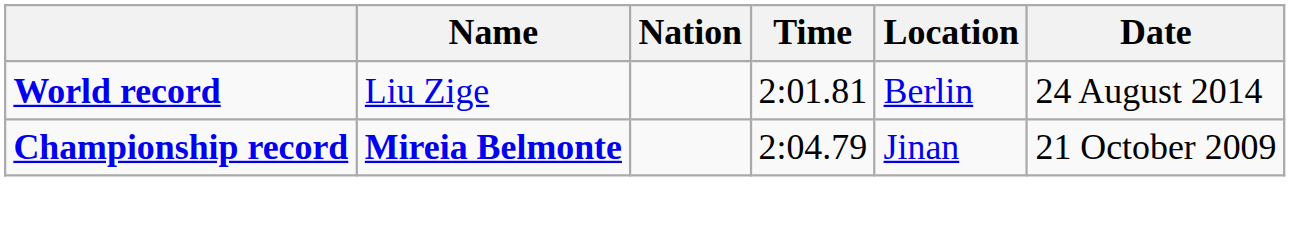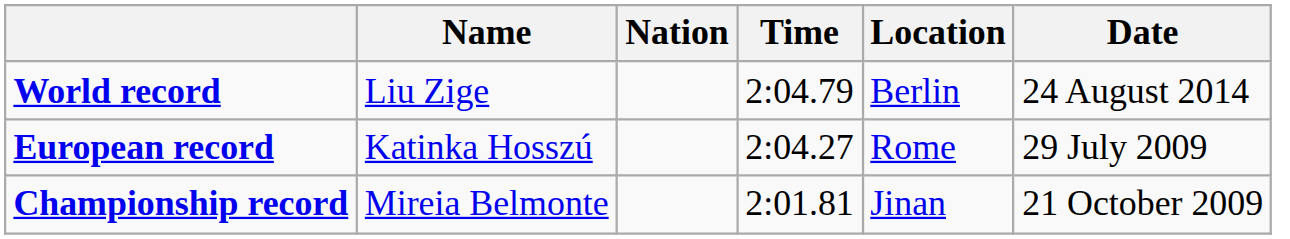(813, 89) 2:01.81 -> (800, 89) 2:04.79
+ row: (144, 146)
(493, 146) bold -> (487, 203) normal
(813, 146) 2:04.79 -> (800, 203) 2:01.81
